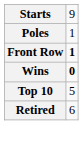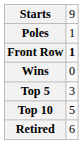(72, 71) bold -> (72, 71) normal
+ row: (35, 91)
